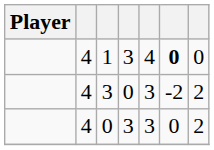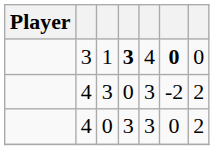(86, 56) 4 -> (86, 56) 3
(128, 56) normal -> (128, 56) bold
